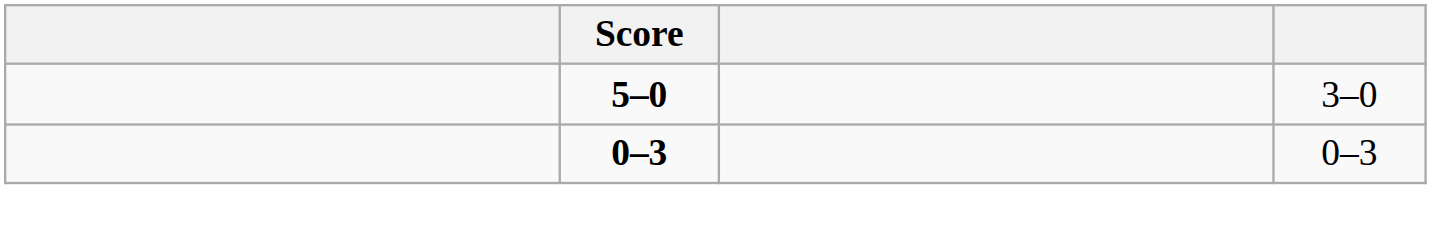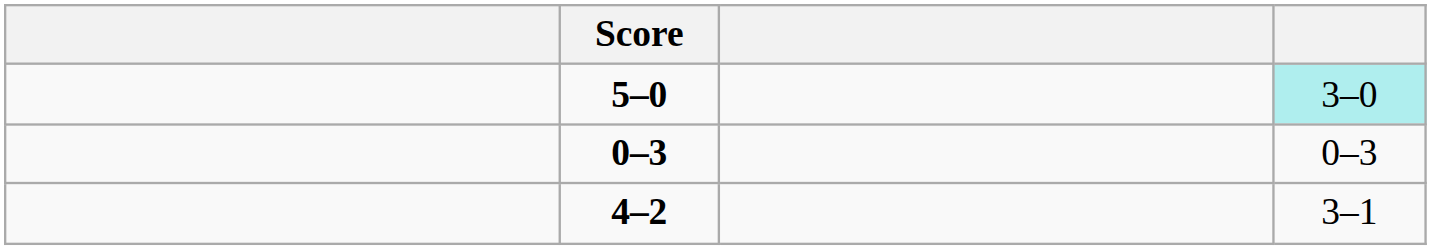(1349, 93) no background -> (1349, 93) paleturquoise background
+ row: (639, 212)
